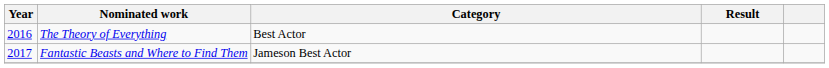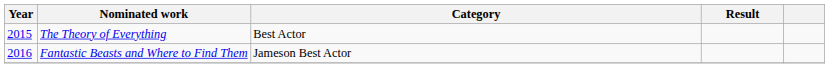(20, 33) 2016 -> (20, 33) 2015
(20, 53) 2017 -> (20, 53) 2016
